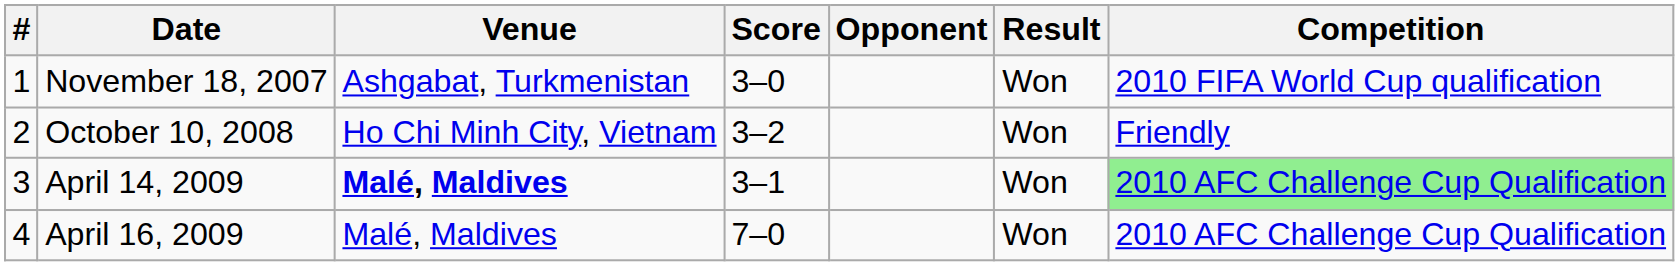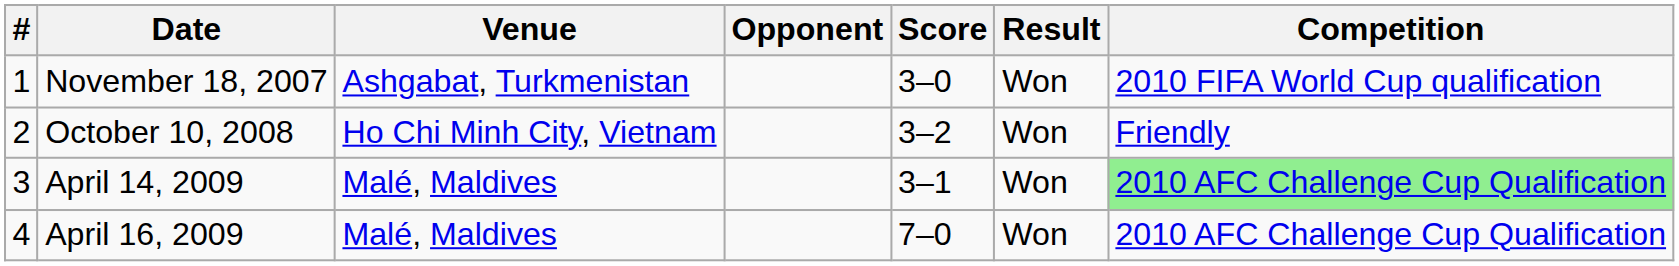columns swapped: (912, 30) <-> (776, 30)
(455, 183) bold -> (450, 183) normal
